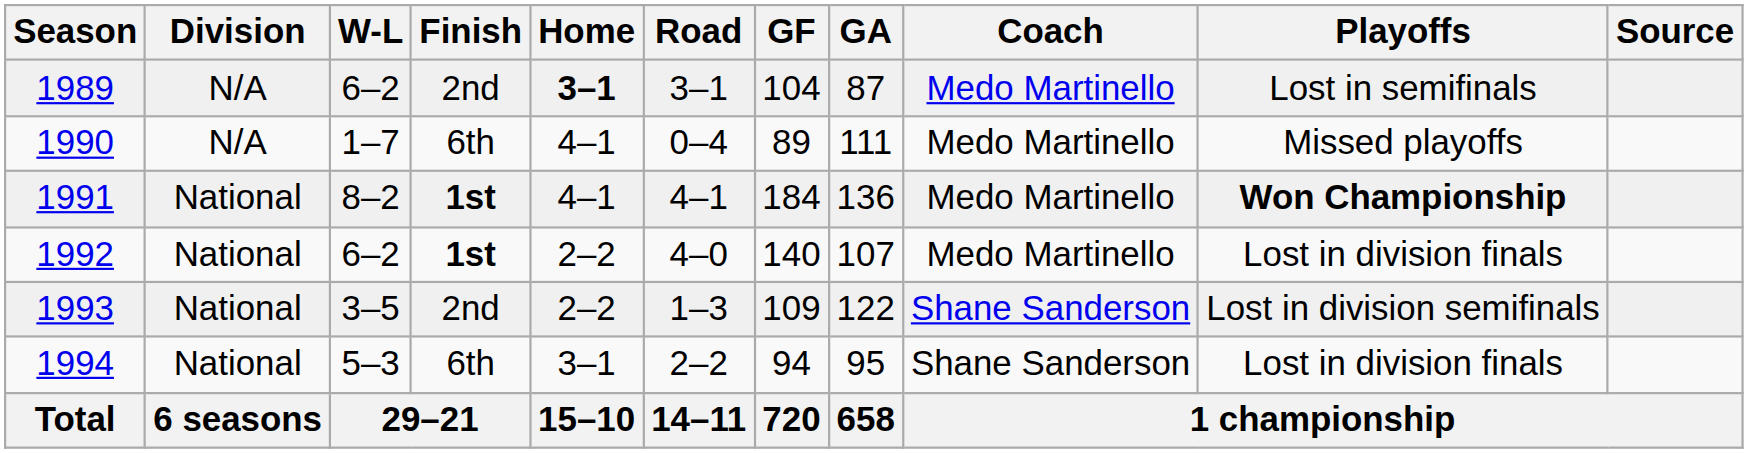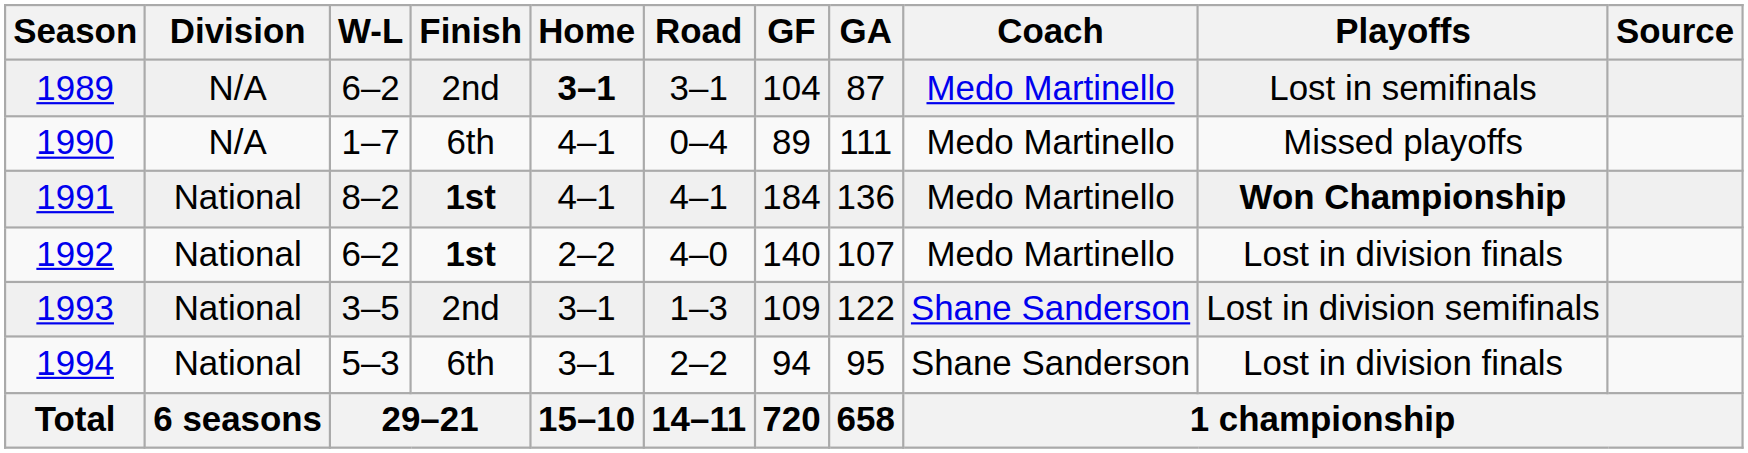(587, 308) 2–2 -> (587, 308) 3–1
